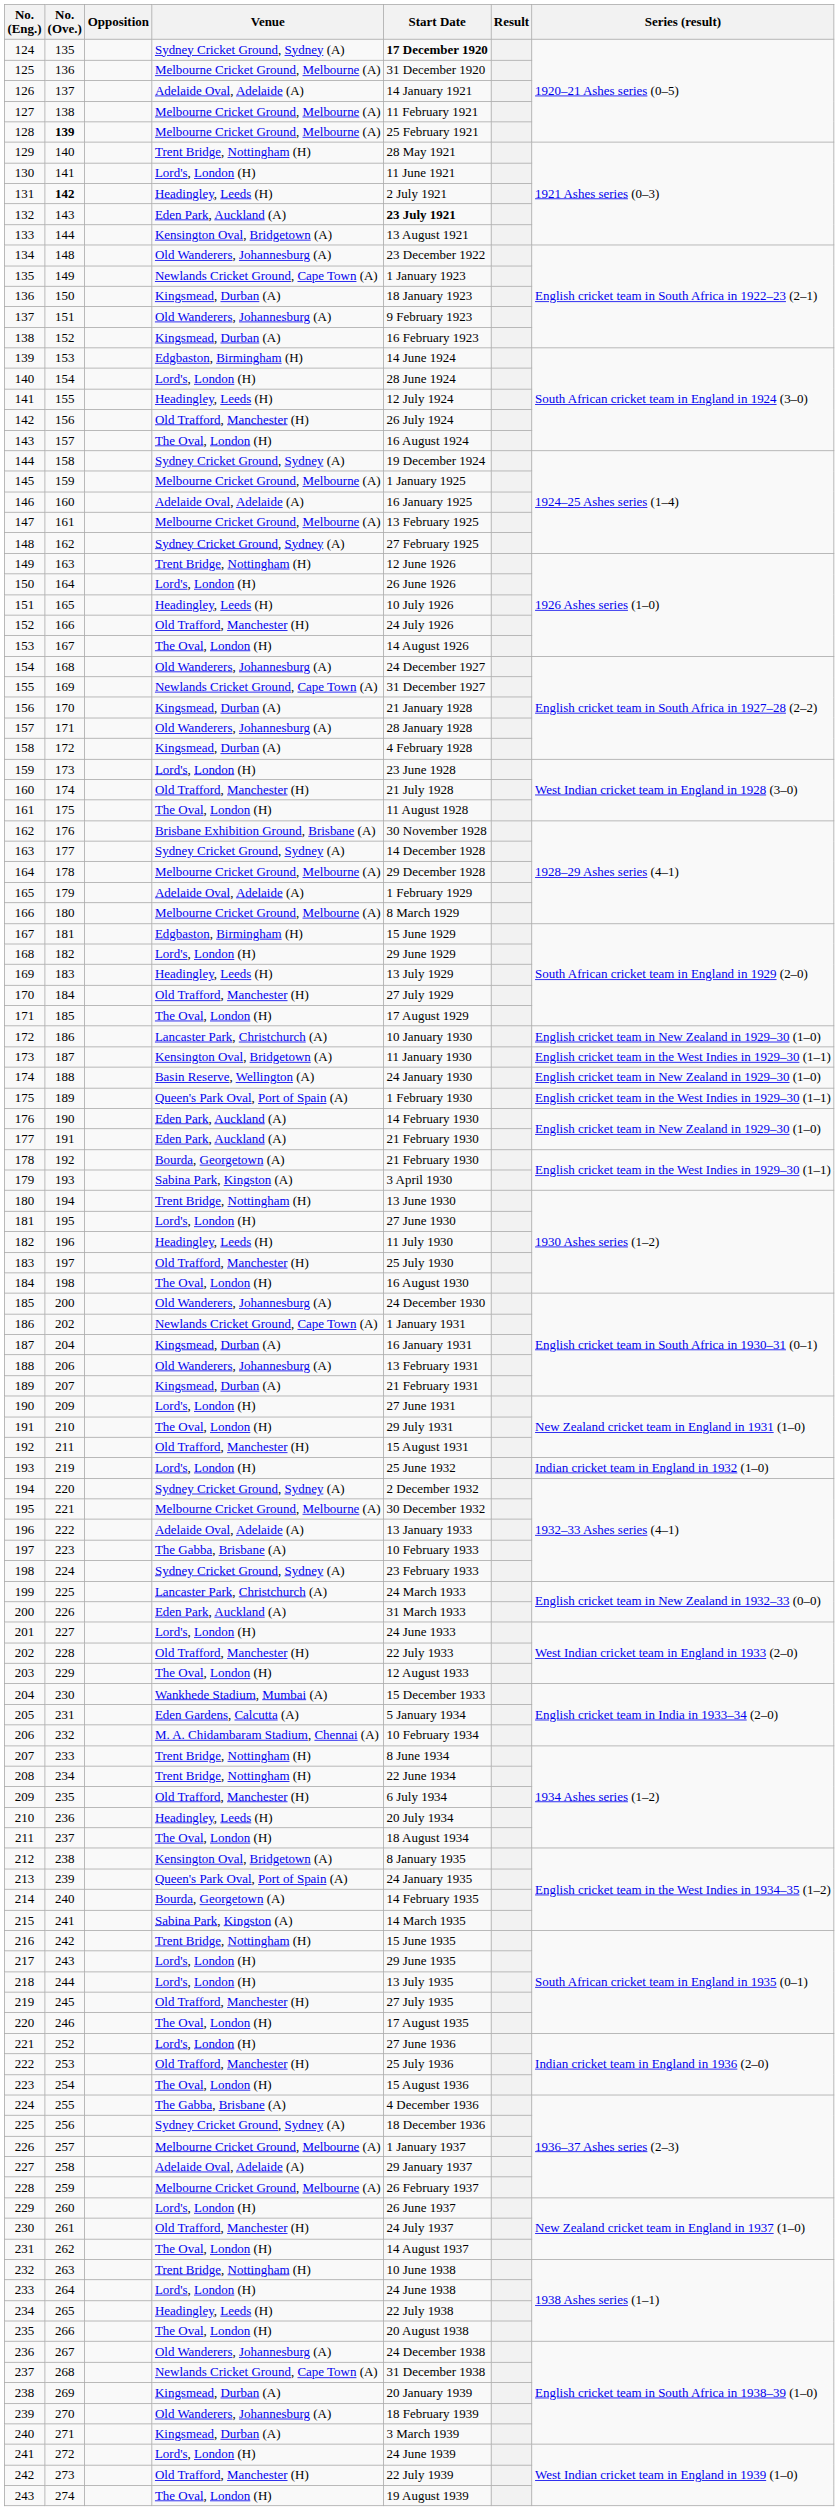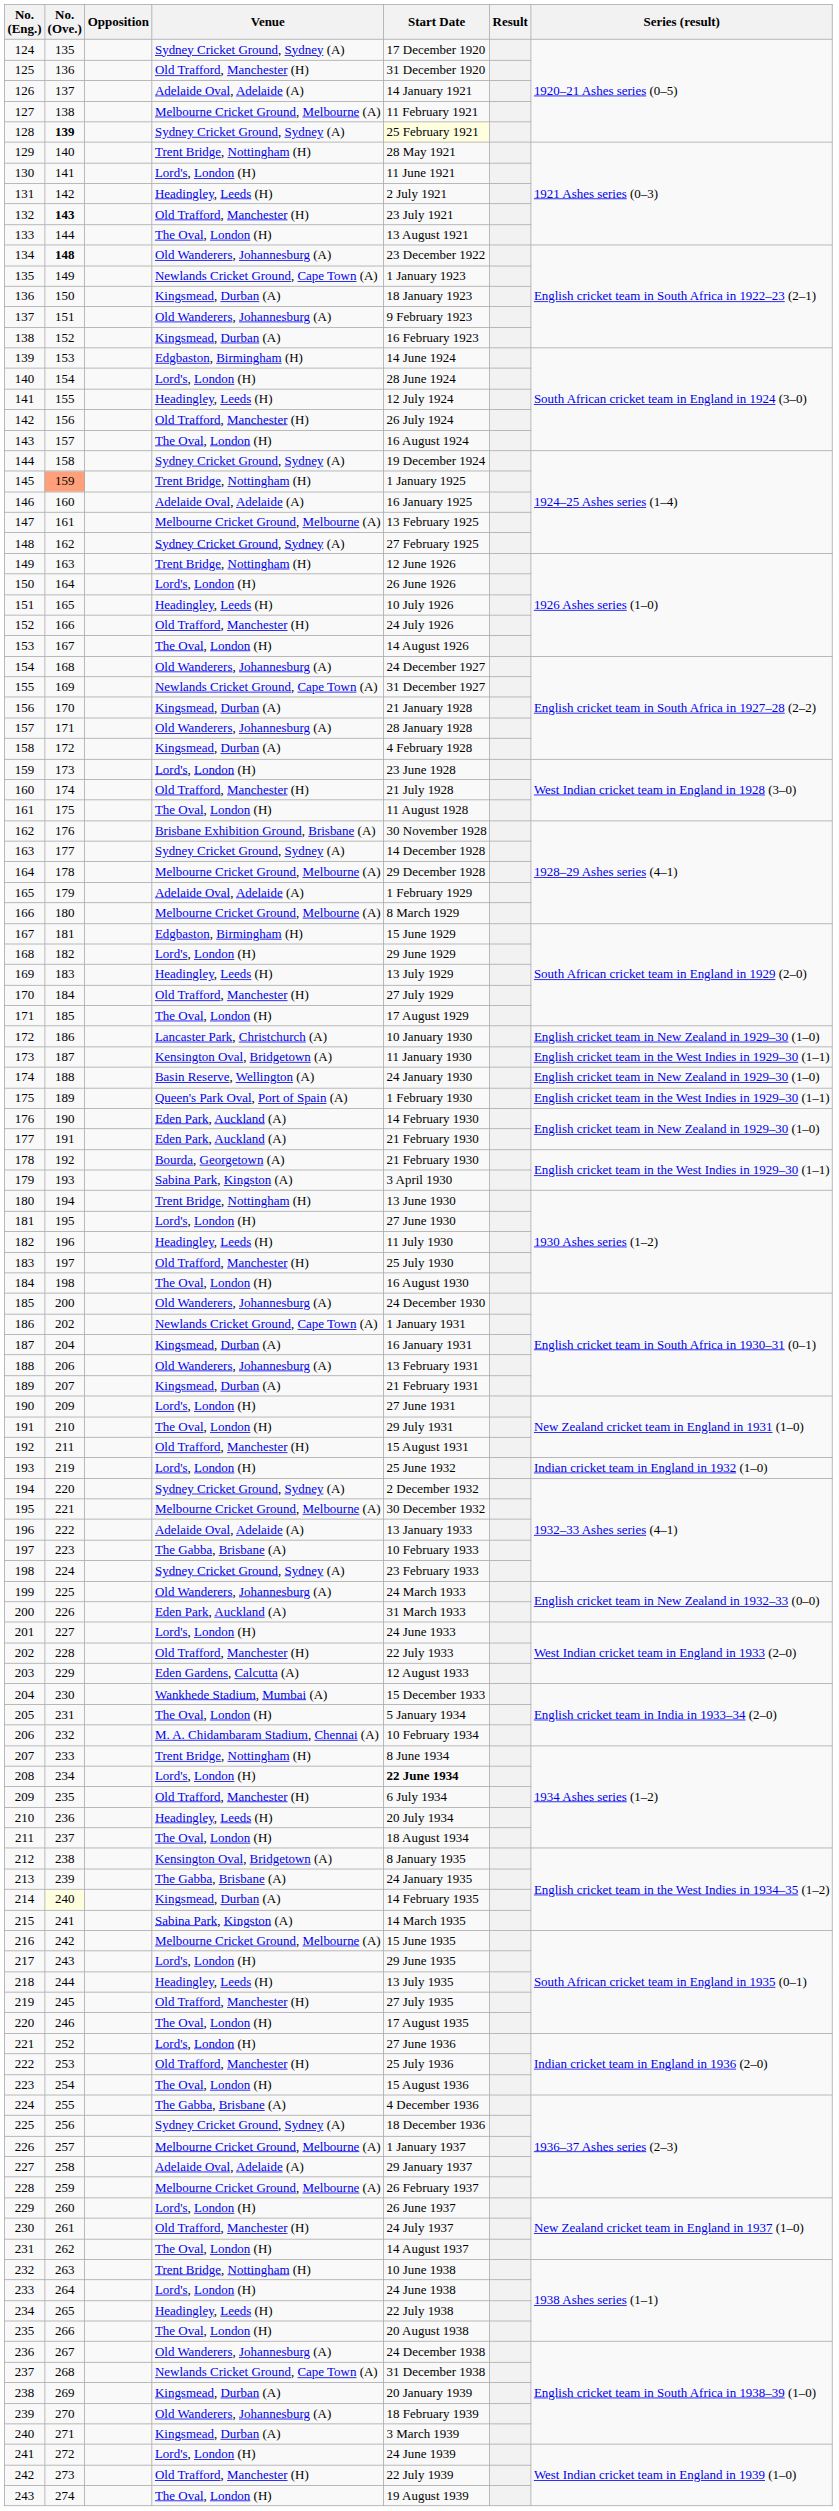(437, 49) bold -> (436, 49) normal
(268, 70) Melbourne Cricket Ground, Melbourne (A) -> (232, 70) Old Trafford, Manchester (H)
(268, 132) Melbourne Cricket Ground, Melbourne (A) -> (250, 132) Sydney Cricket Ground, Sydney (A)
(433, 132) no background -> (433, 132) lightyellow background
(65, 193) bold -> (65, 193) normal
(65, 214) normal -> (65, 214) bold
(220, 214) Eden Park, Auckland (A) -> (232, 214) Old Trafford, Manchester (H)
(421, 214) bold -> (420, 214) normal
(243, 234) Kensington Oval, Bridgetown (A) -> (213, 234) The Oval, London (H)
(65, 255) normal -> (65, 255) bold
(65, 481) no background -> (65, 481) lightsalmon background
(268, 481) Melbourne Cricket Ground, Melbourne (A) -> (233, 481) Trent Bridge, Nottingham (H)
(241, 1591) Lancaster Park, Christchurch (A) -> (243, 1591) Old Wanderers, Johannesburg (A)
(213, 1673) The Oval, London (H) -> (227, 1673) Eden Gardens, Calcutta (A)
(227, 1714) Eden Gardens, Calcutta (A) -> (213, 1714) The Oval, London (H)
(233, 1776) Trent Bridge, Nottingham (H) -> (205, 1776) Lord's, London (H)
(421, 1776) normal -> (423, 1776) bold
(251, 1879) Queen's Park Oval, Port of Spain (A) -> (220, 1879) The Gabba, Brisbane (A)
(65, 1899) no background -> (65, 1899) lightyellow background
(220, 1899) Bourda, Georgetown (A) -> (218, 1899) Kingsmead, Durban (A)
(233, 1940) Trent Bridge, Nottingham (H) -> (268, 1940) Melbourne Cricket Ground, Melbourne (A)
(205, 1981) Lord's, London (H) -> (214, 1981) Headingley, Leeds (H)
